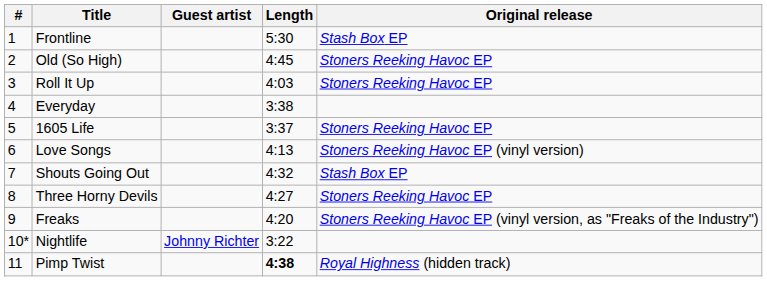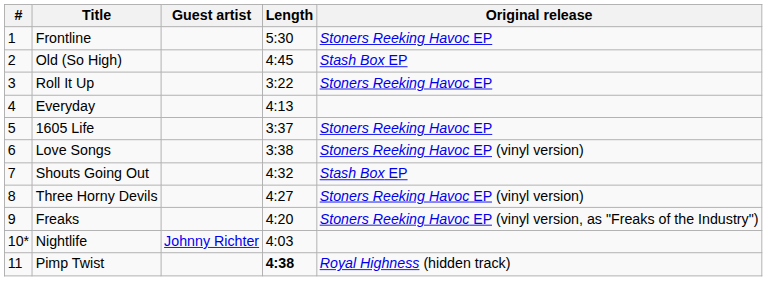(364, 38) Stash Box EP -> (406, 38) Stoners Reeking Havoc EP
(406, 60) Stoners Reeking Havoc EP -> (364, 60) Stash Box EP
(280, 83) 4:03 -> (280, 83) 3:22
(280, 106) 3:38 -> (280, 106) 4:13
(280, 151) 4:13 -> (280, 151) 3:38
(406, 196) Stoners Reeking Havoc EP -> (452, 196) Stoners Reeking Havoc EP (vinyl version)
(280, 241) 3:22 -> (280, 241) 4:03
